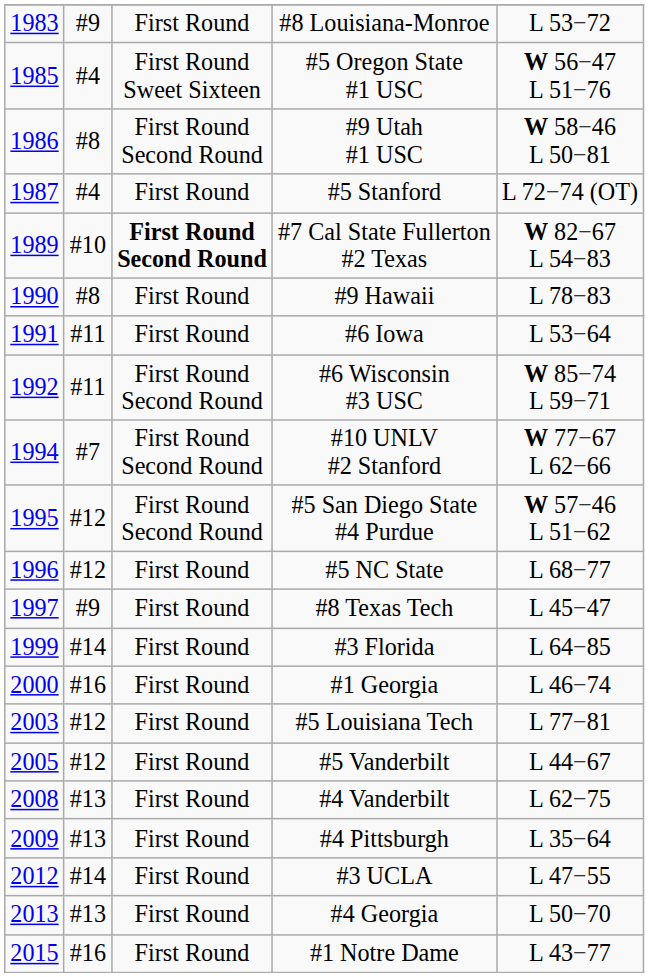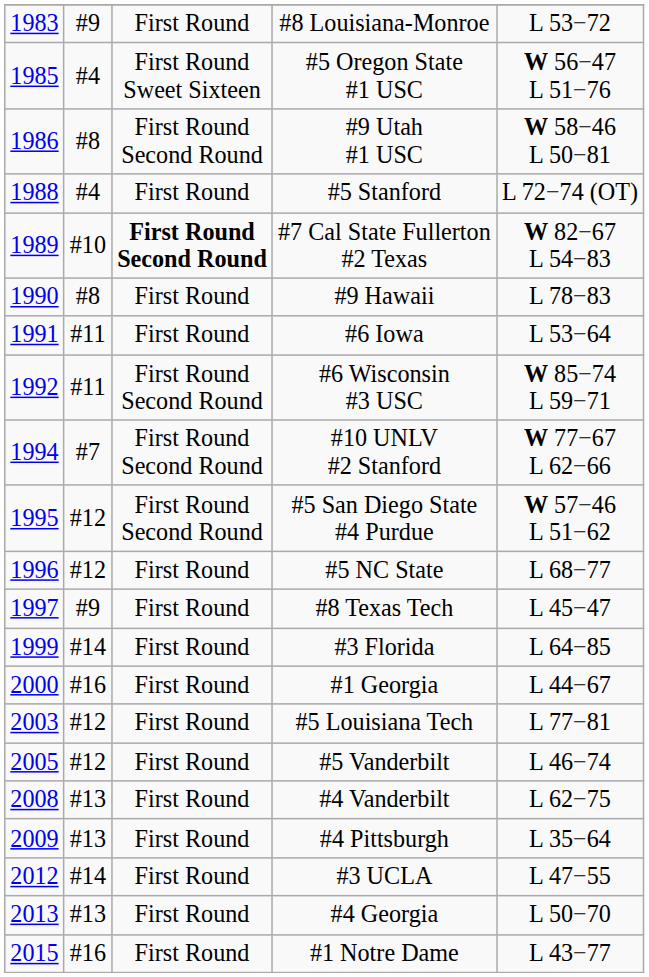(34, 192) 1987 -> (34, 192) 1988
(570, 684) L 46−74 -> (570, 684) L 44−67
(570, 761) L 44−67 -> (570, 761) L 46−74
